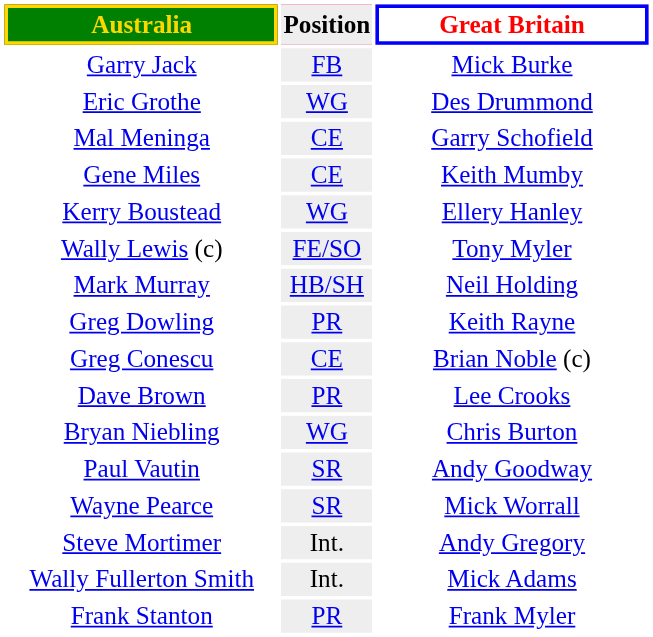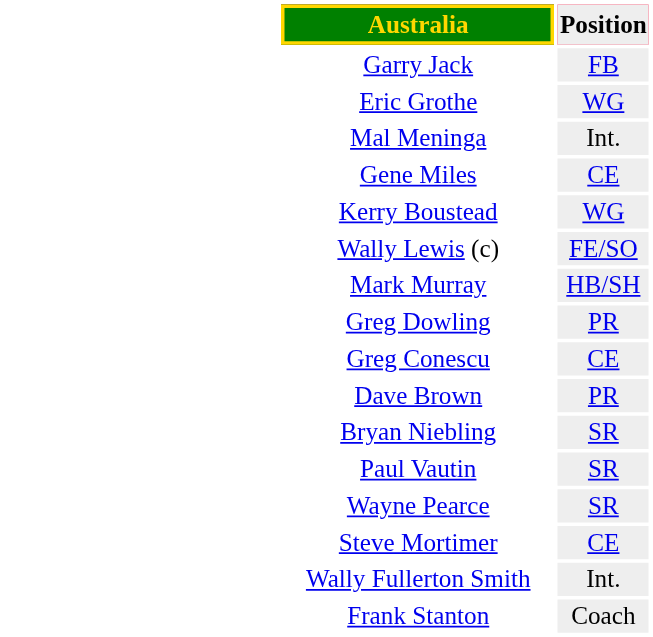- column: (512, 24)
(327, 138) CE -> (603, 138) Int.
(327, 432) WG -> (603, 432) SR
(327, 542) Int. -> (603, 542) CE
(327, 615) PR -> (603, 615) Coach
